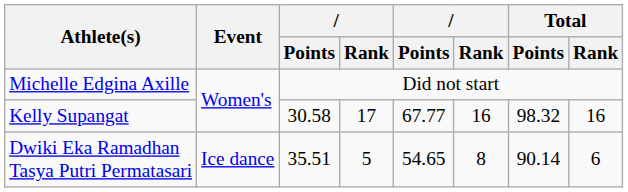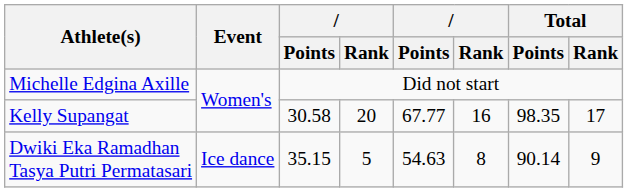(366, 116) 17 -> (366, 116) 20
(538, 116) 98.32 -> (538, 116) 98.35
(596, 116) 16 -> (596, 116) 17
(309, 159) 35.51 -> (309, 159) 35.15
(424, 159) 54.65 -> (424, 159) 54.63
(596, 159) 6 -> (596, 159) 9
